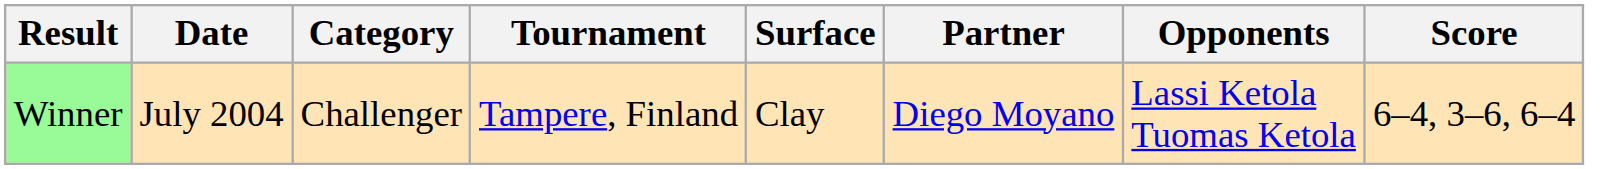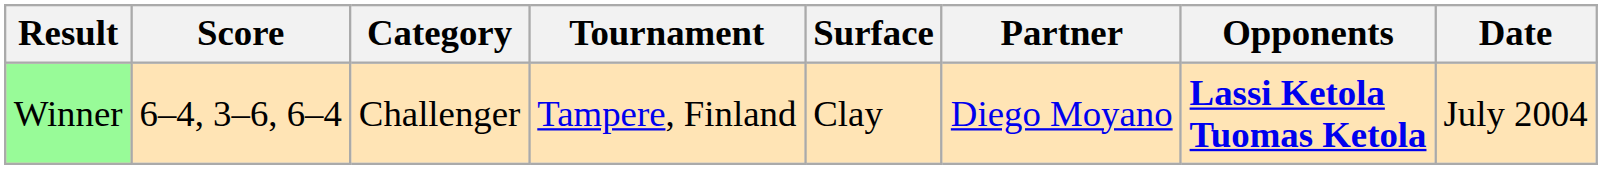columns swapped: (212, 33) <-> (1474, 33)
(1244, 112) normal -> (1308, 112) bold
